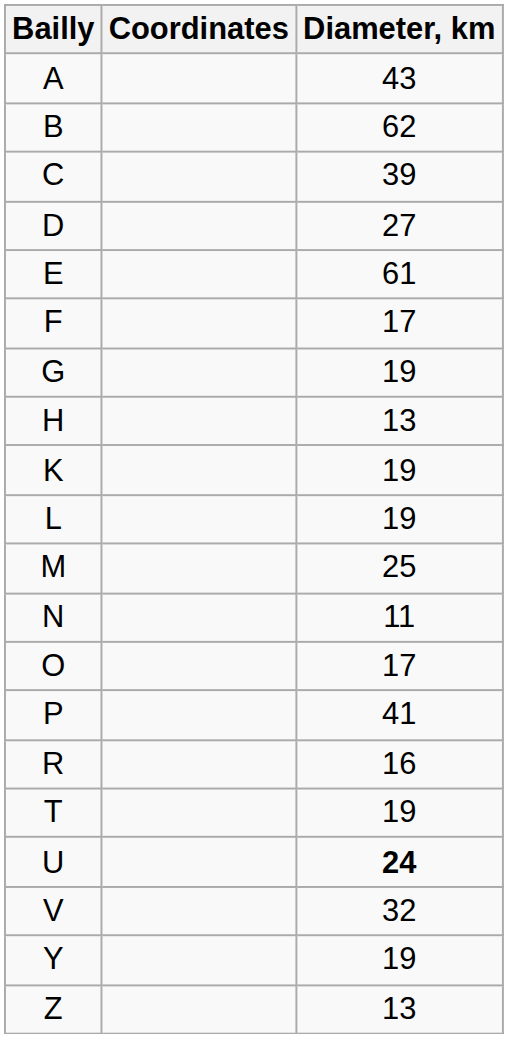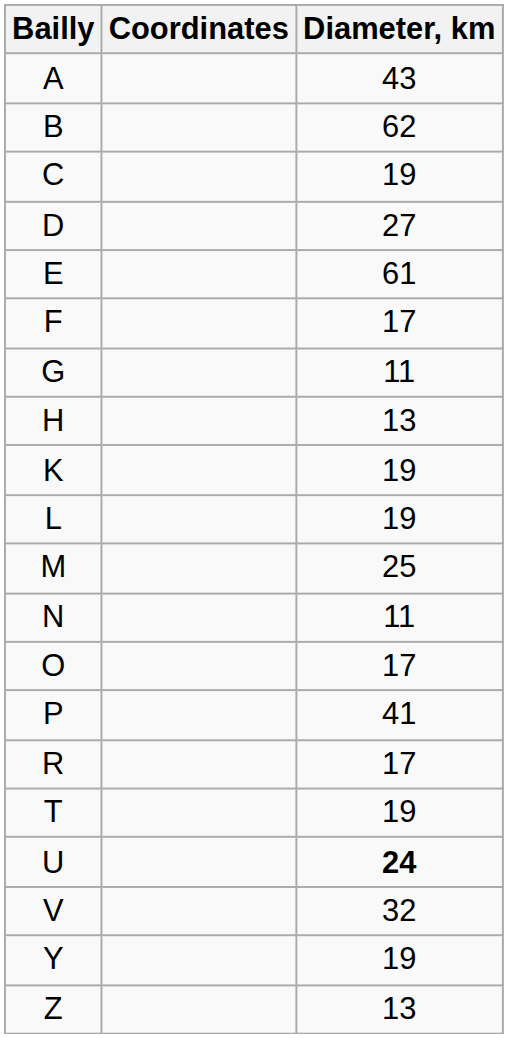(399, 175) 39 -> (399, 175) 19
(399, 371) 19 -> (399, 371) 11
(399, 763) 16 -> (399, 763) 17
